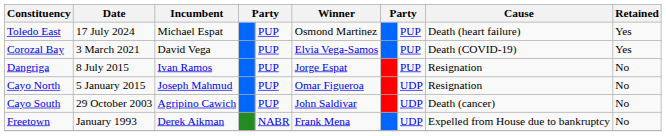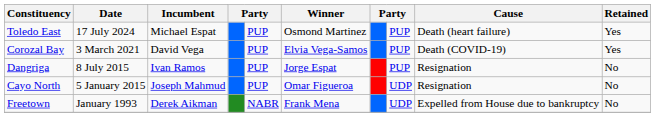- row: (34, 103)
